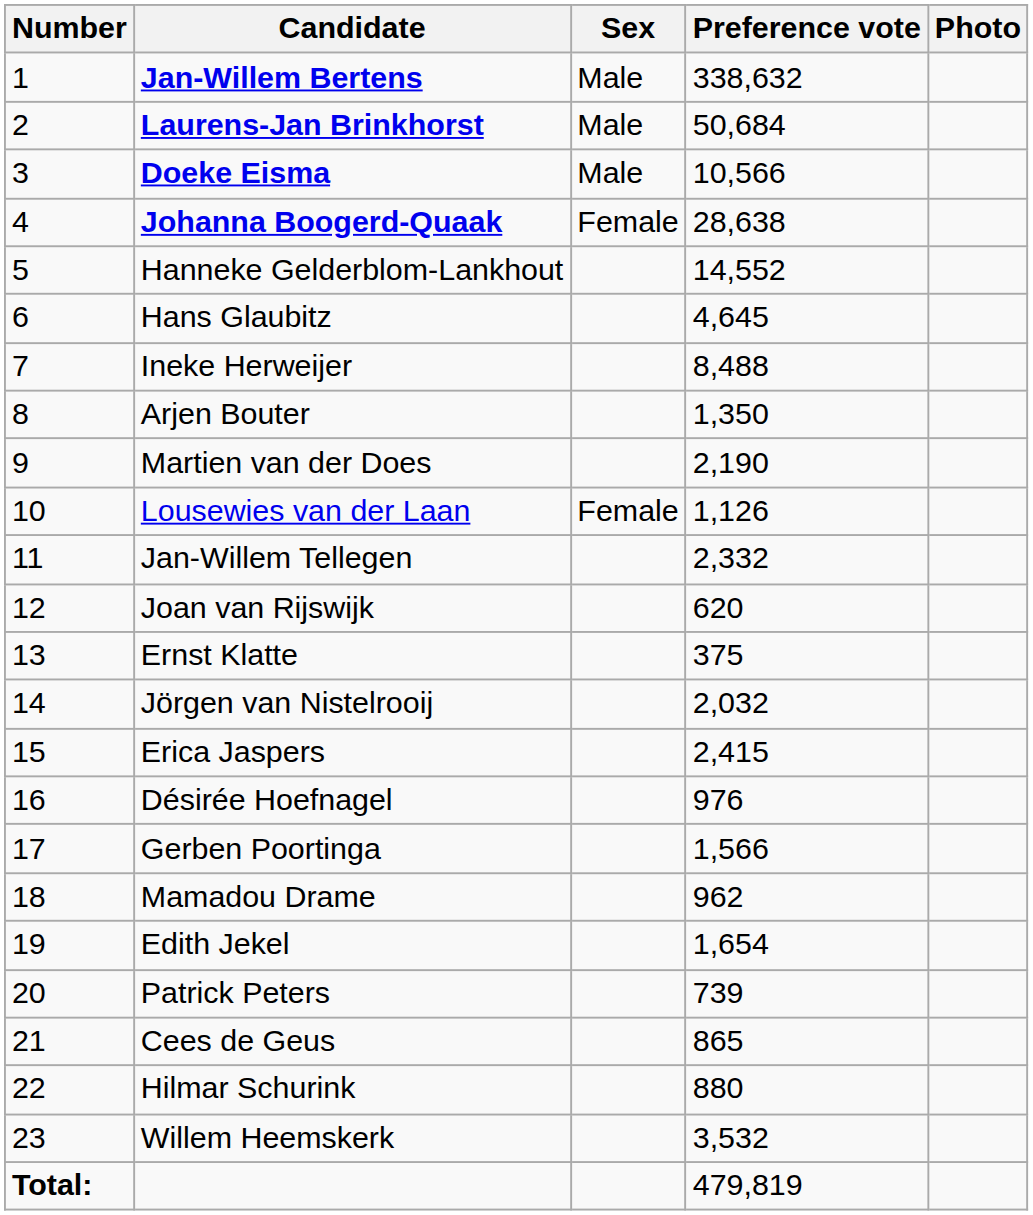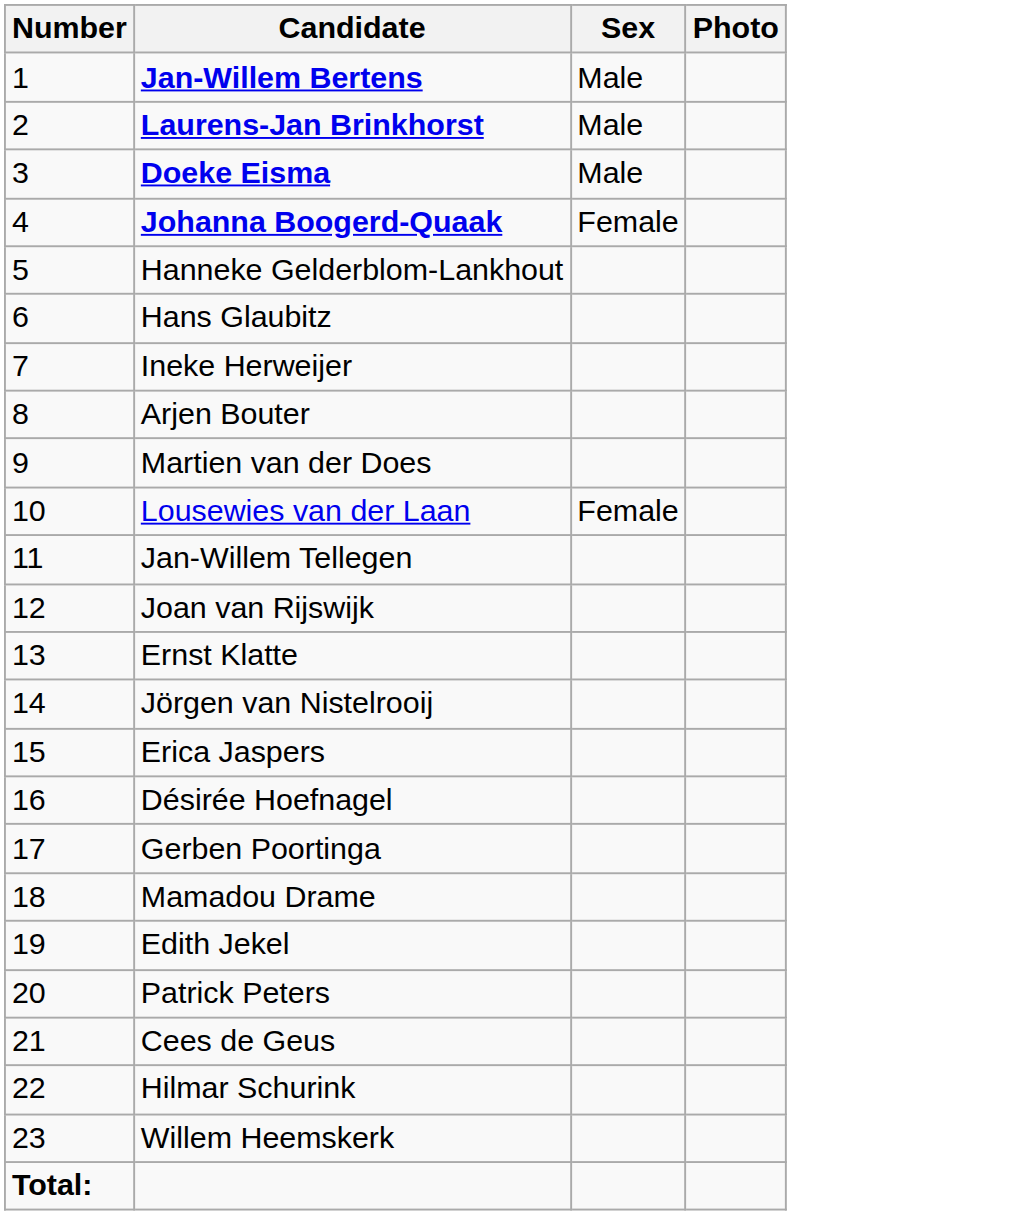- column: (807, 28)
